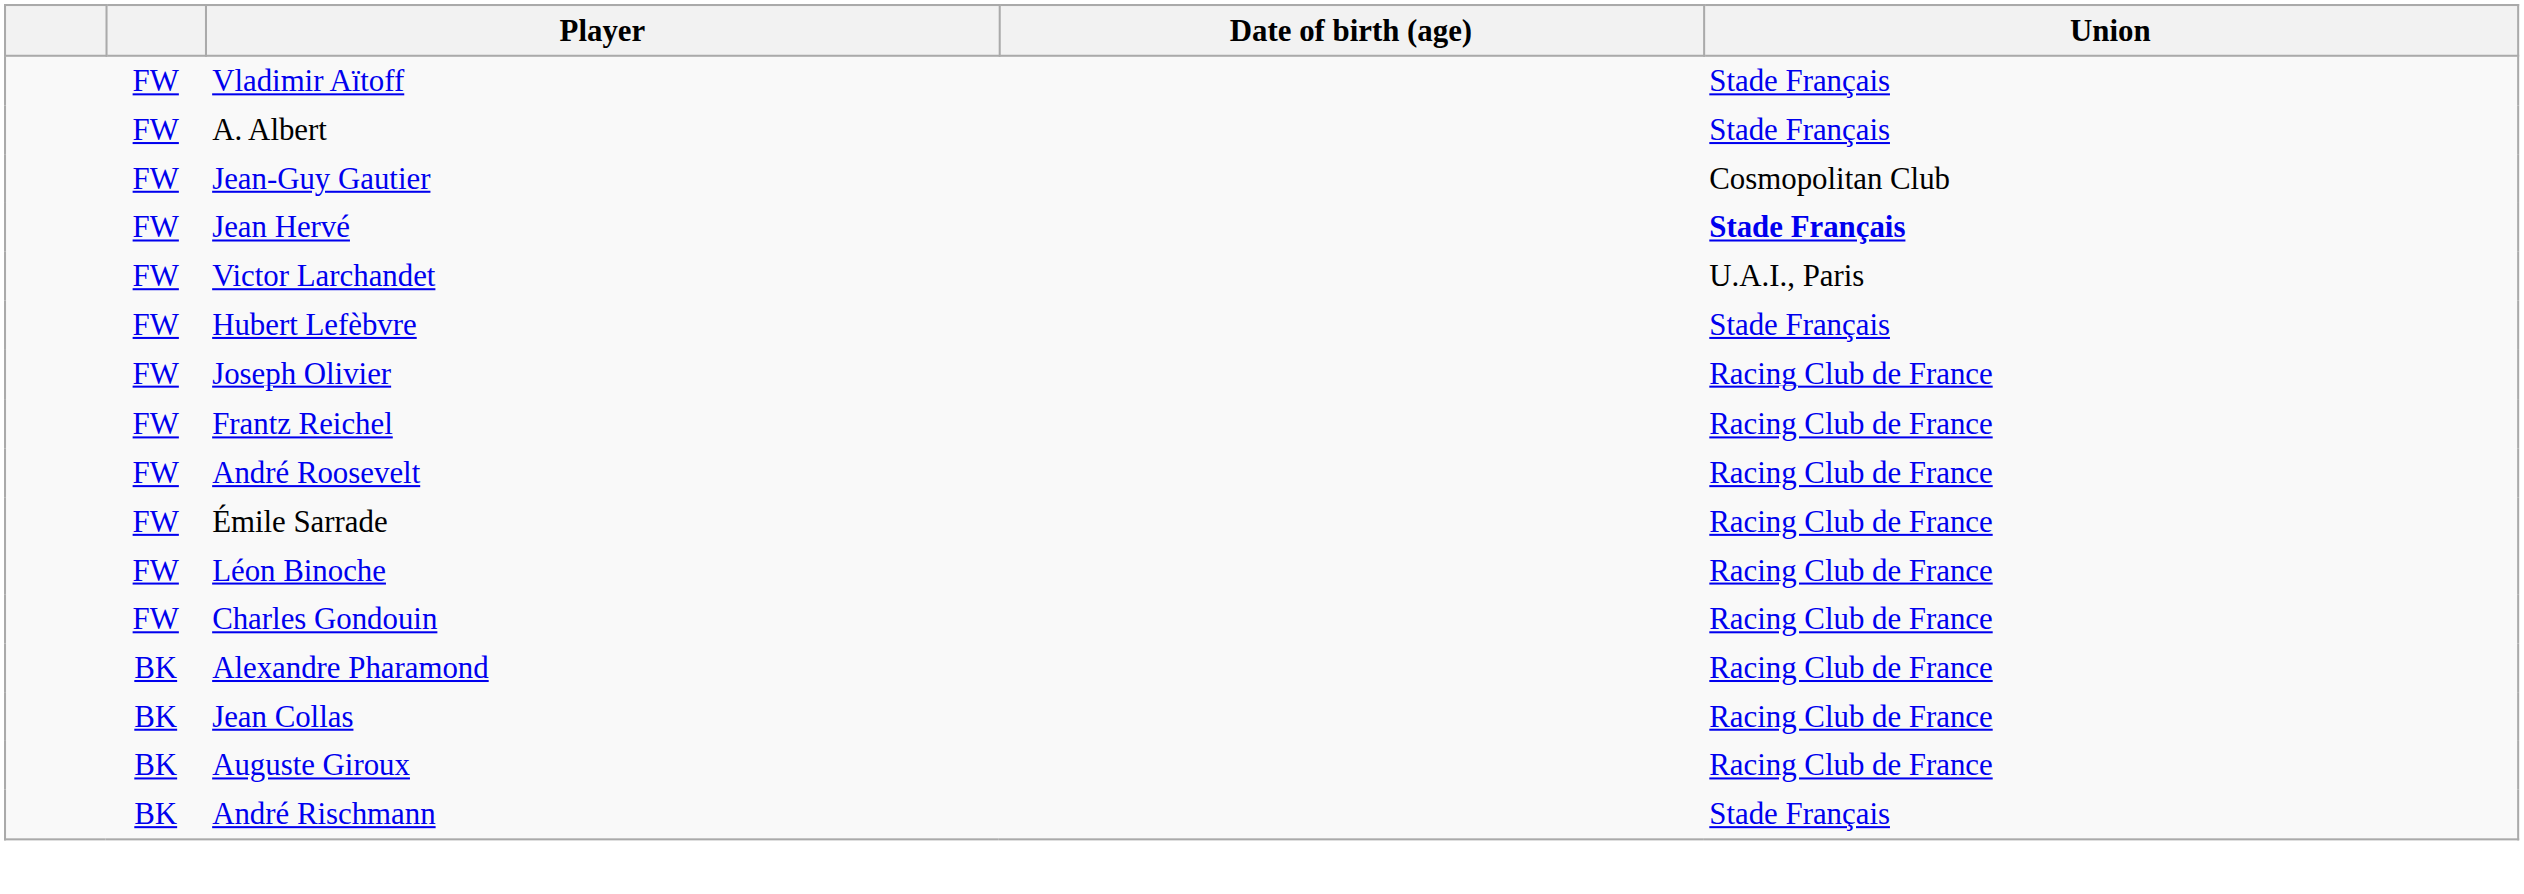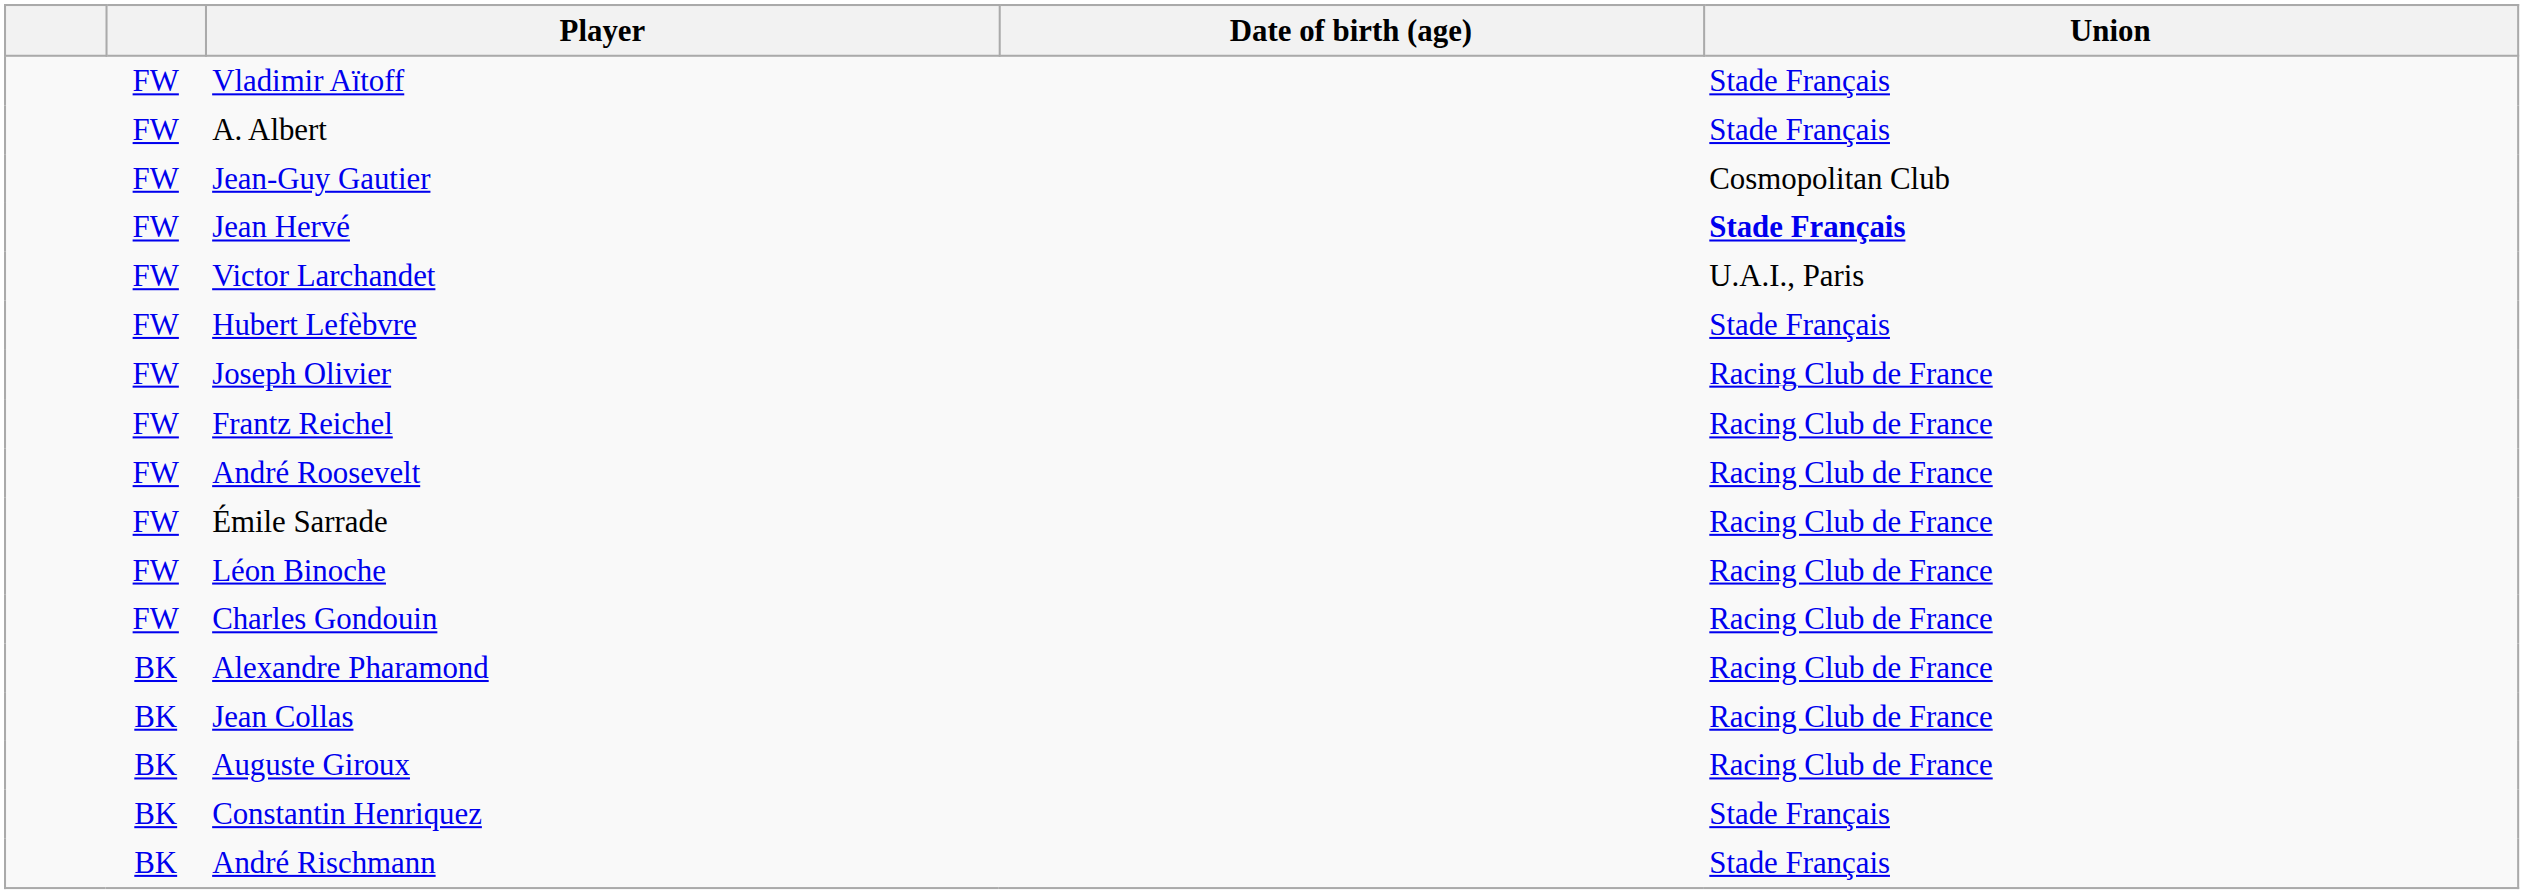+ row: (347, 813)
